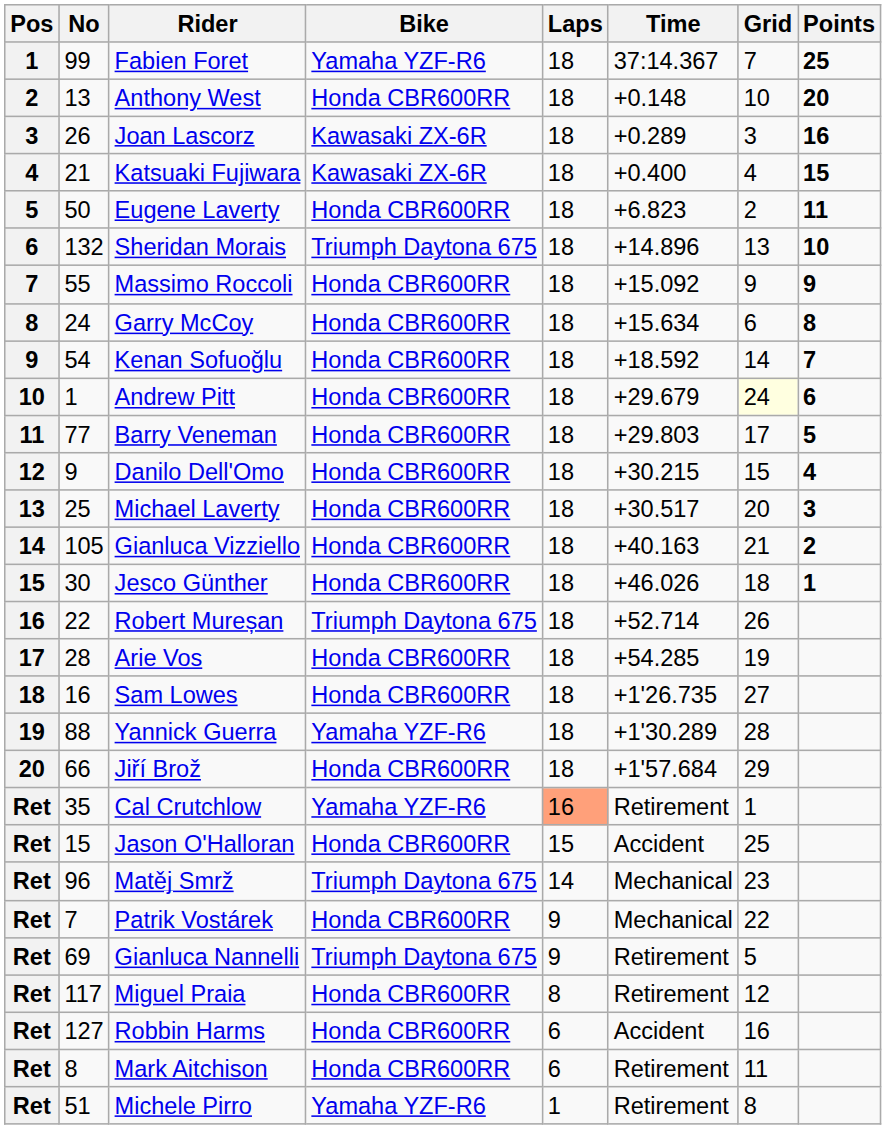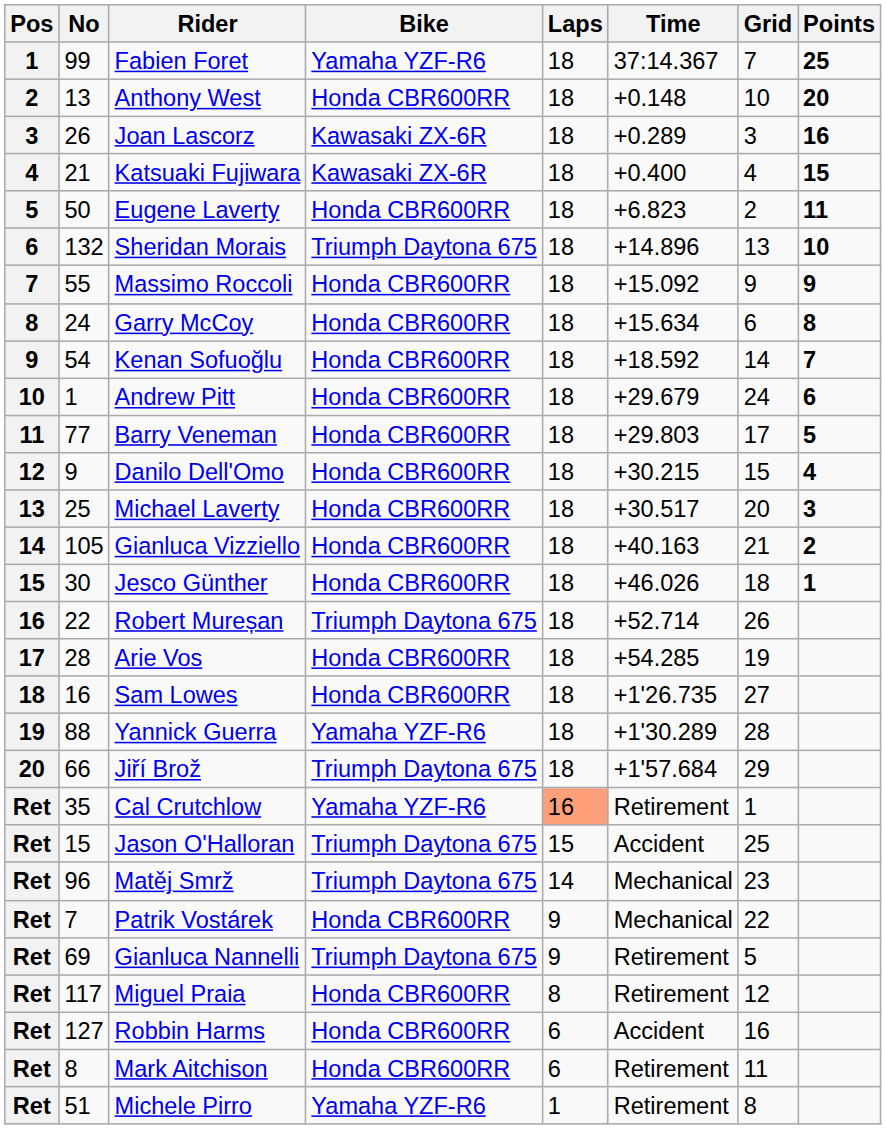(757, 397) lightyellow background -> (757, 397) no background
(411, 770) Honda CBR600RR -> (424, 770) Triumph Daytona 675
(411, 844) Honda CBR600RR -> (424, 844) Triumph Daytona 675
